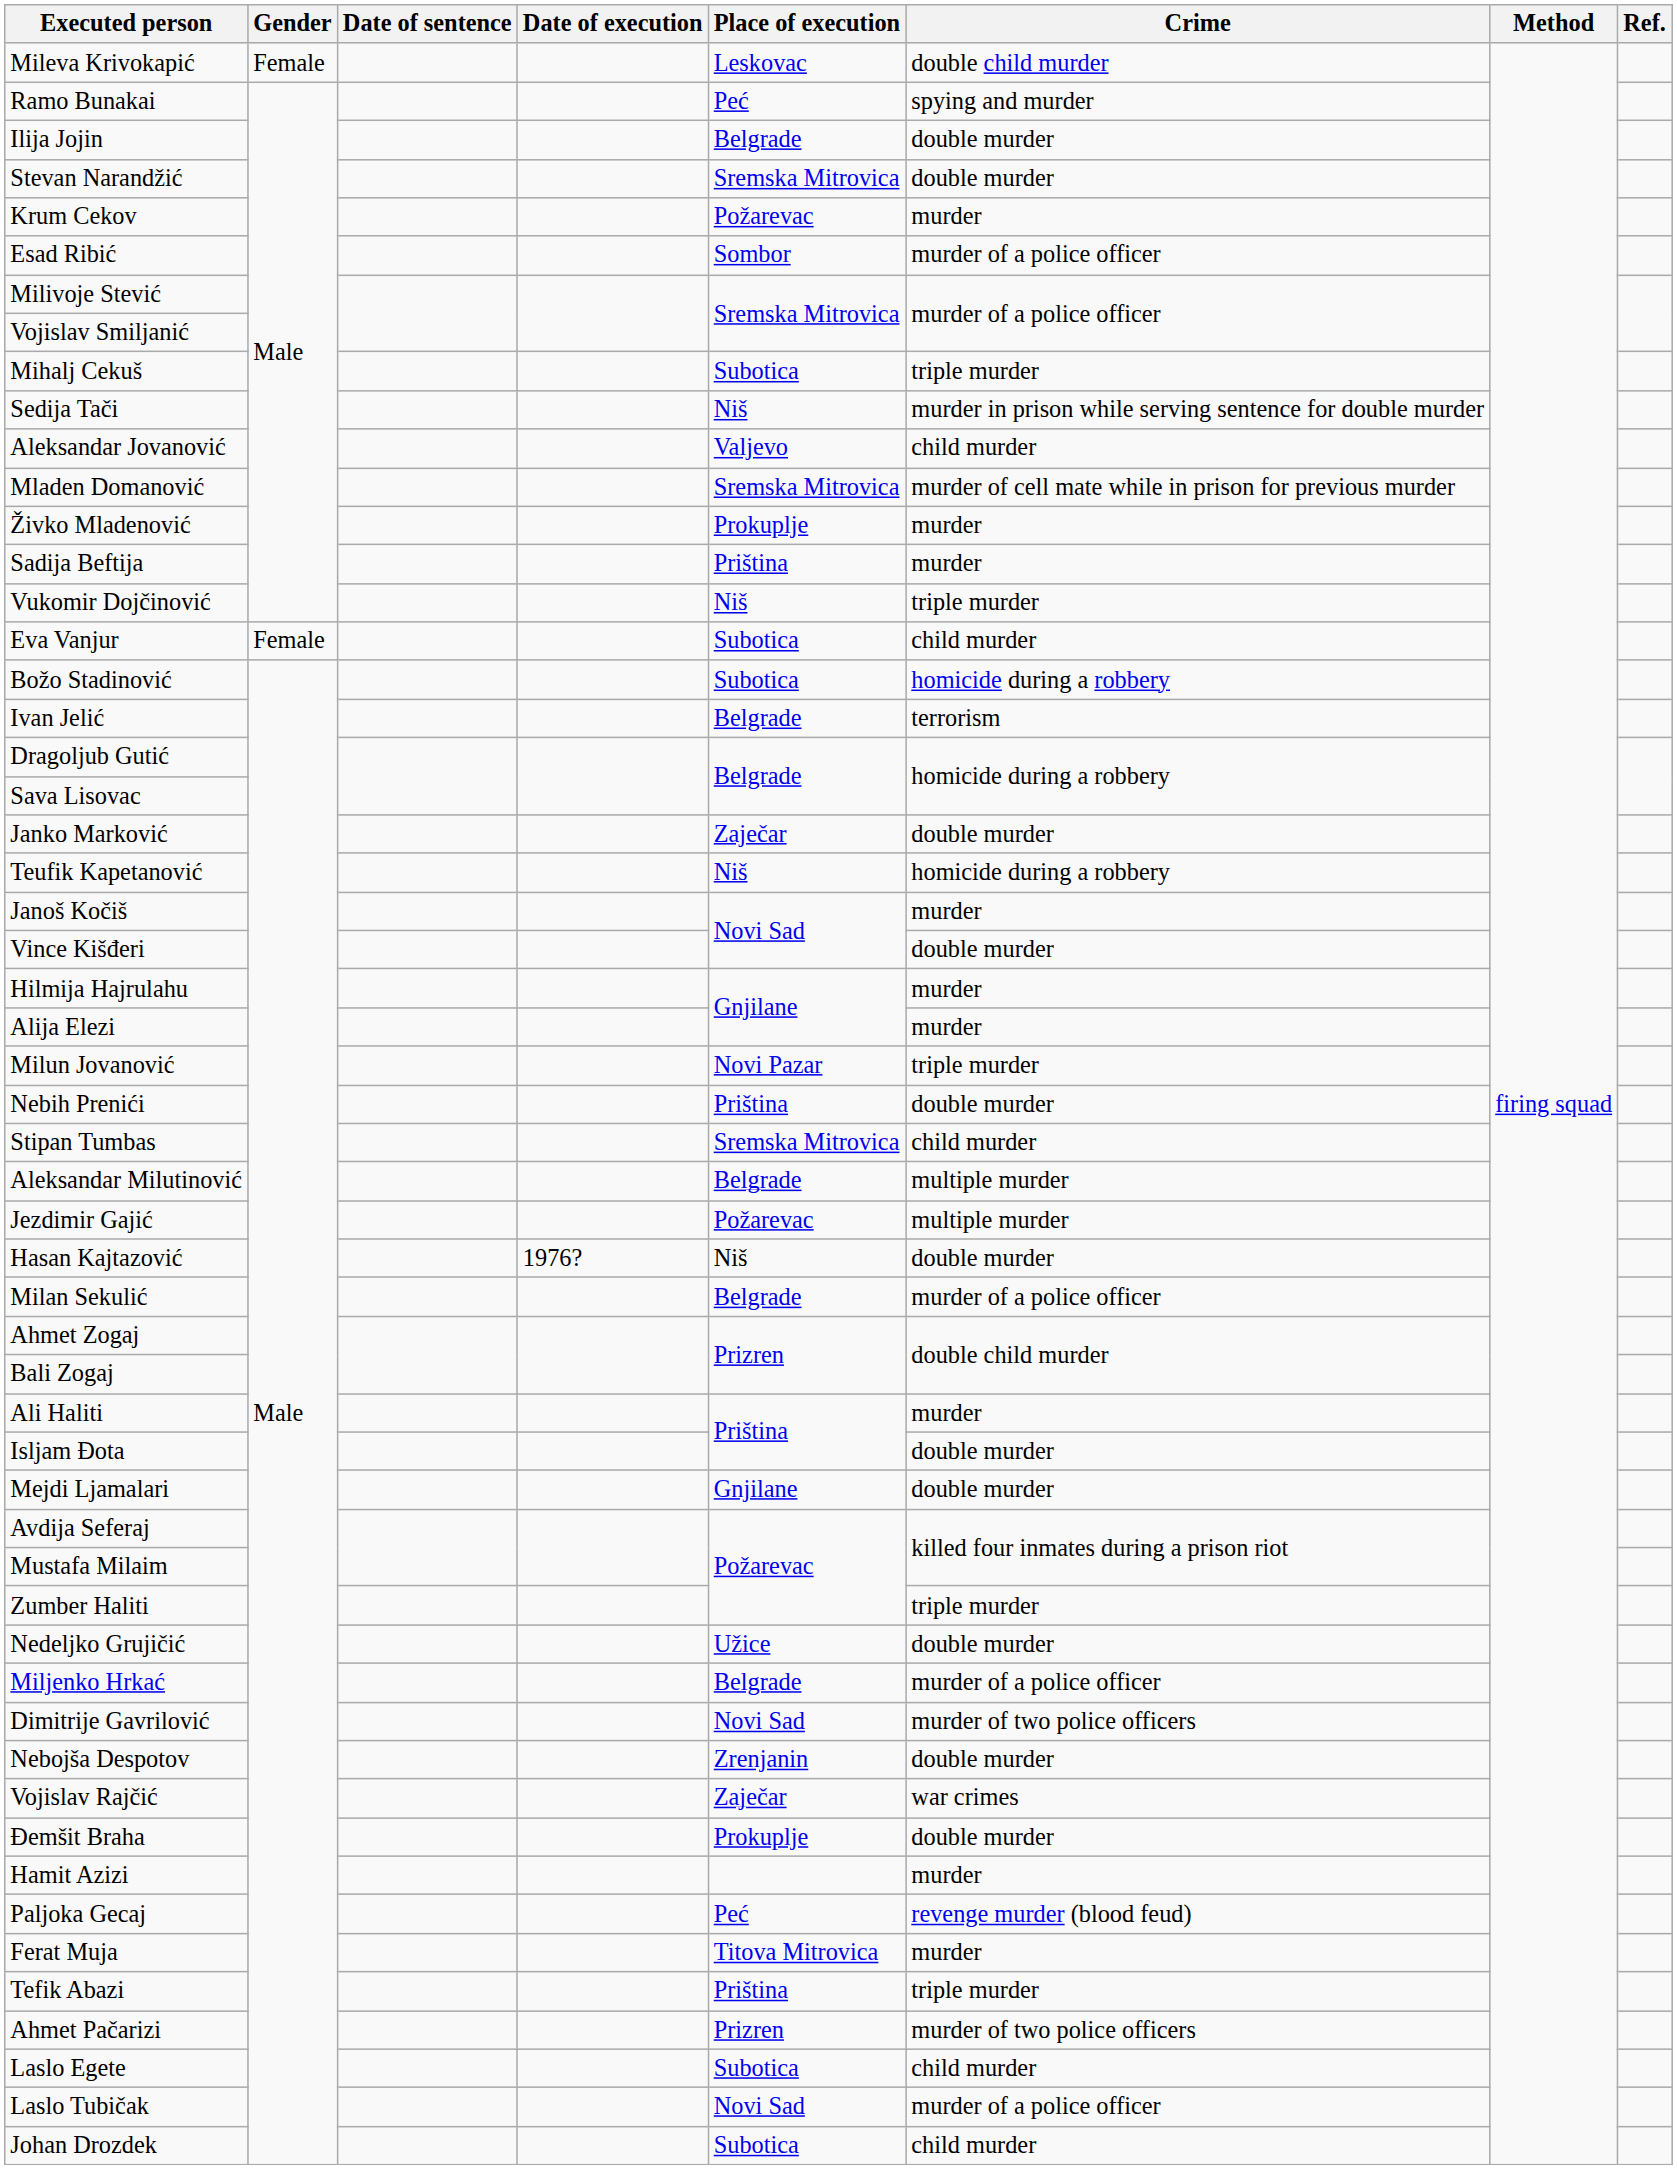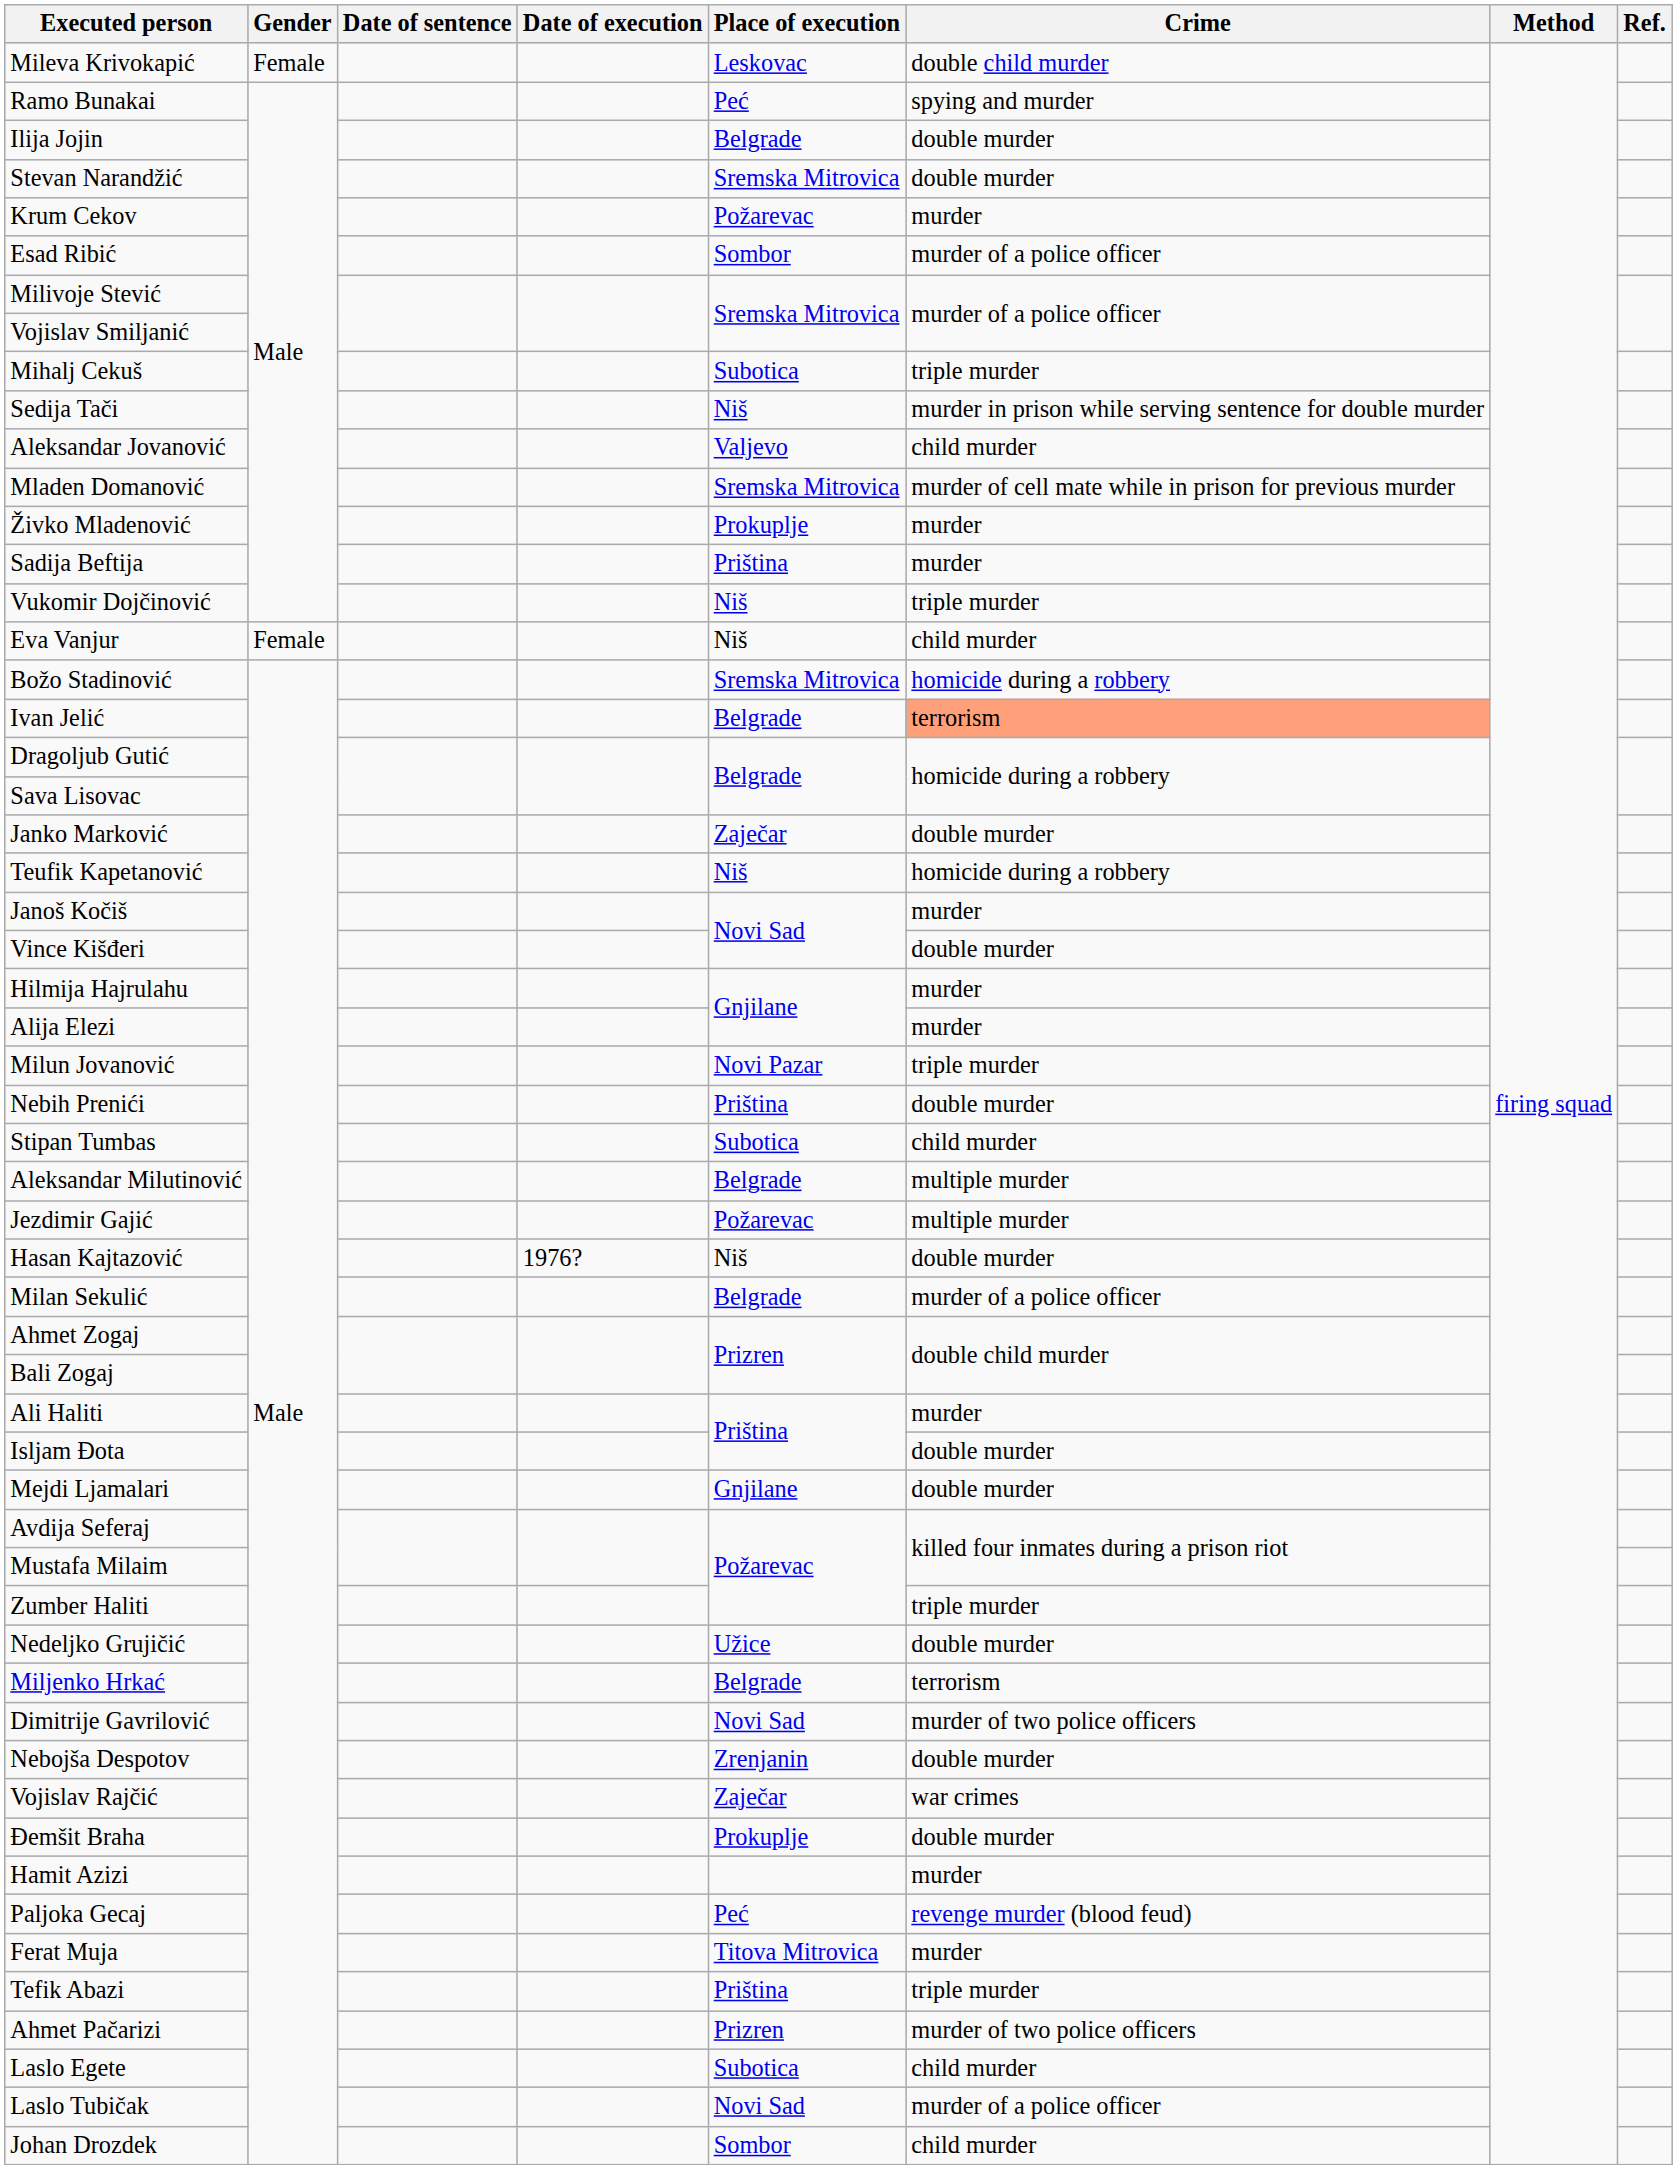(756, 640) Subotica -> (731, 640) Niš
(756, 679) Subotica -> (807, 679) Sremska Mitrovica
(956, 718) no background -> (956, 718) lightsalmon background
(807, 1142) Sremska Mitrovica -> (756, 1142) Subotica
(1036, 1682) murder of a police officer -> (956, 1682) terrorism
(756, 2145) Subotica -> (752, 2145) Sombor
